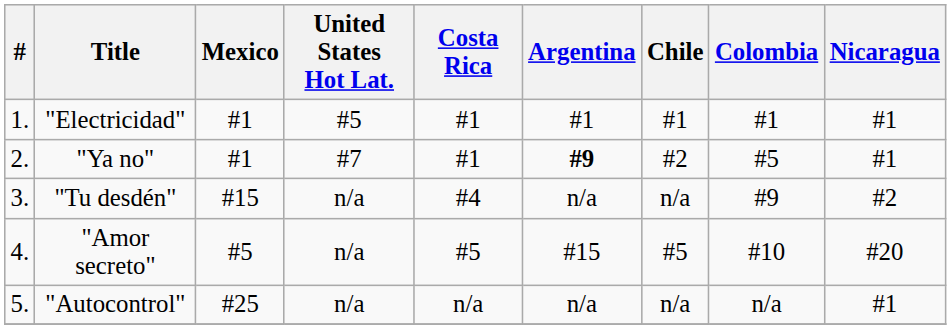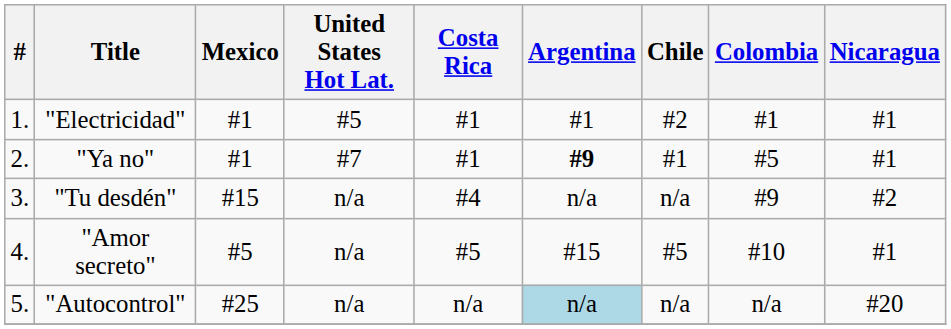(675, 119) #1 -> (675, 119) #2
(675, 158) #2 -> (675, 158) #1
(885, 251) #20 -> (885, 251) #1
(582, 304) no background -> (582, 304) lightblue background
(885, 304) #1 -> (885, 304) #20
